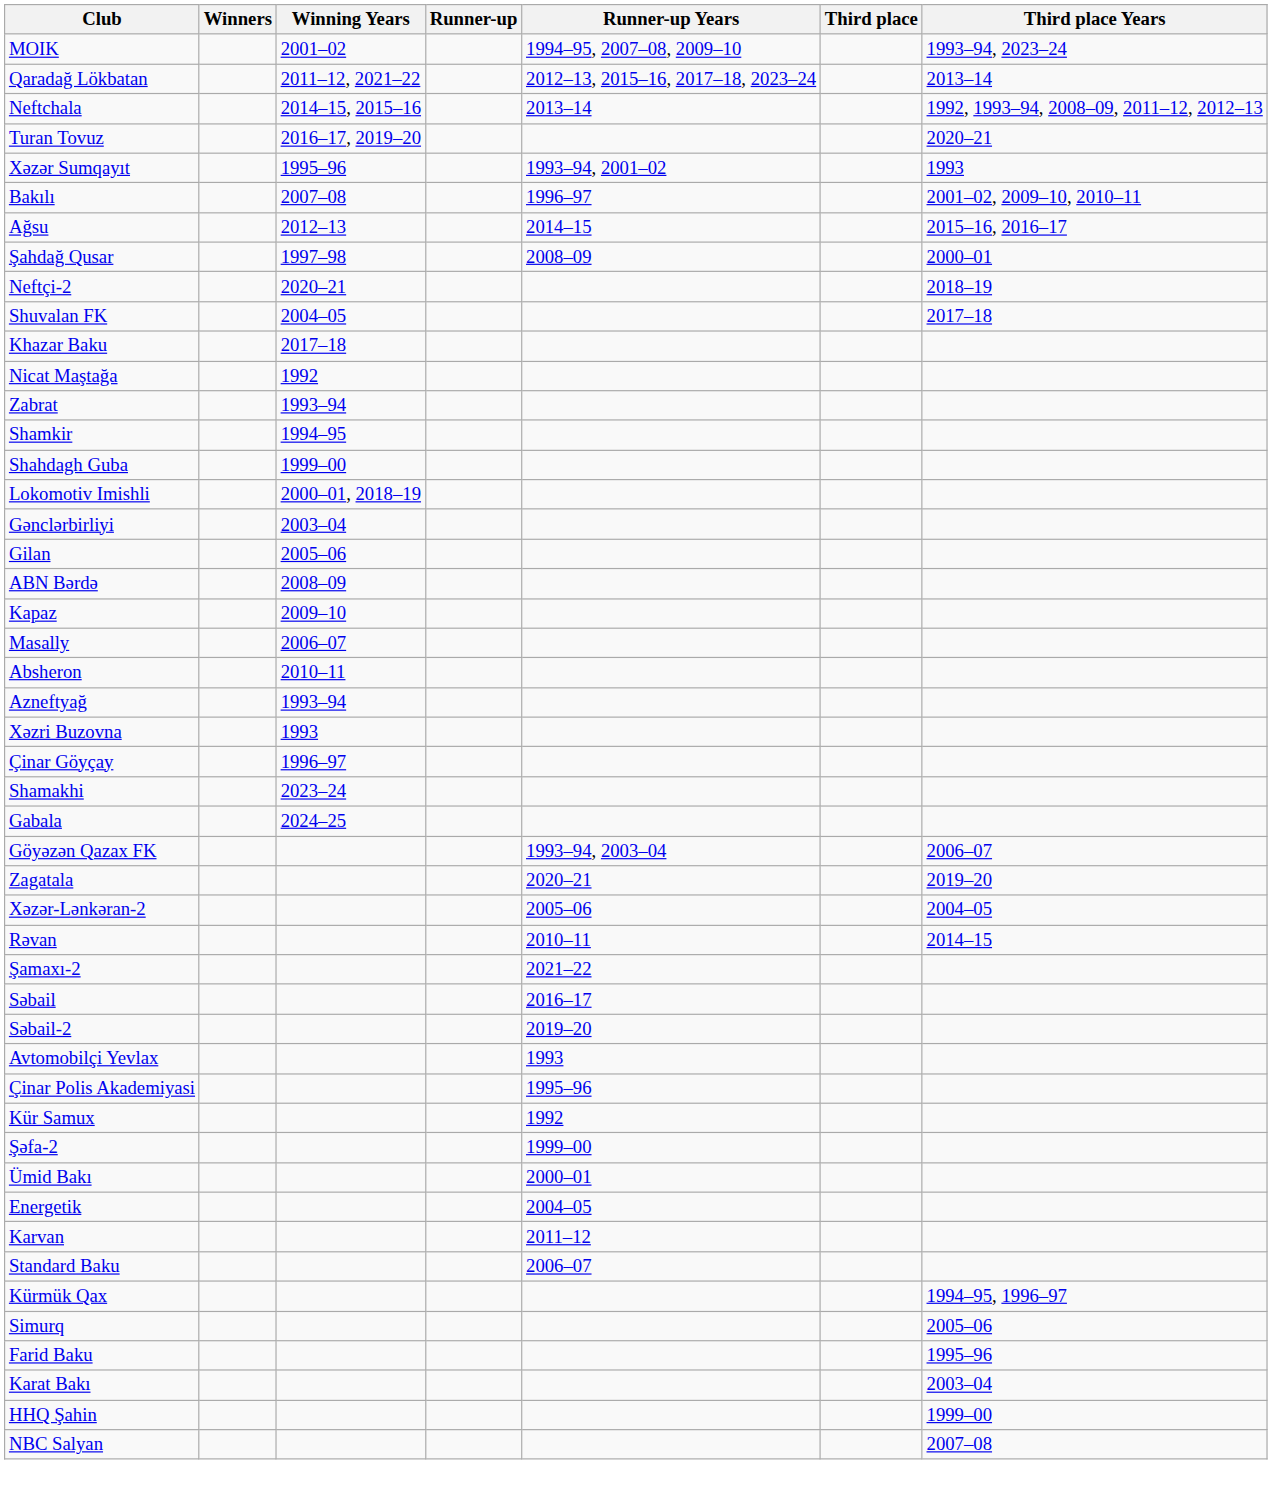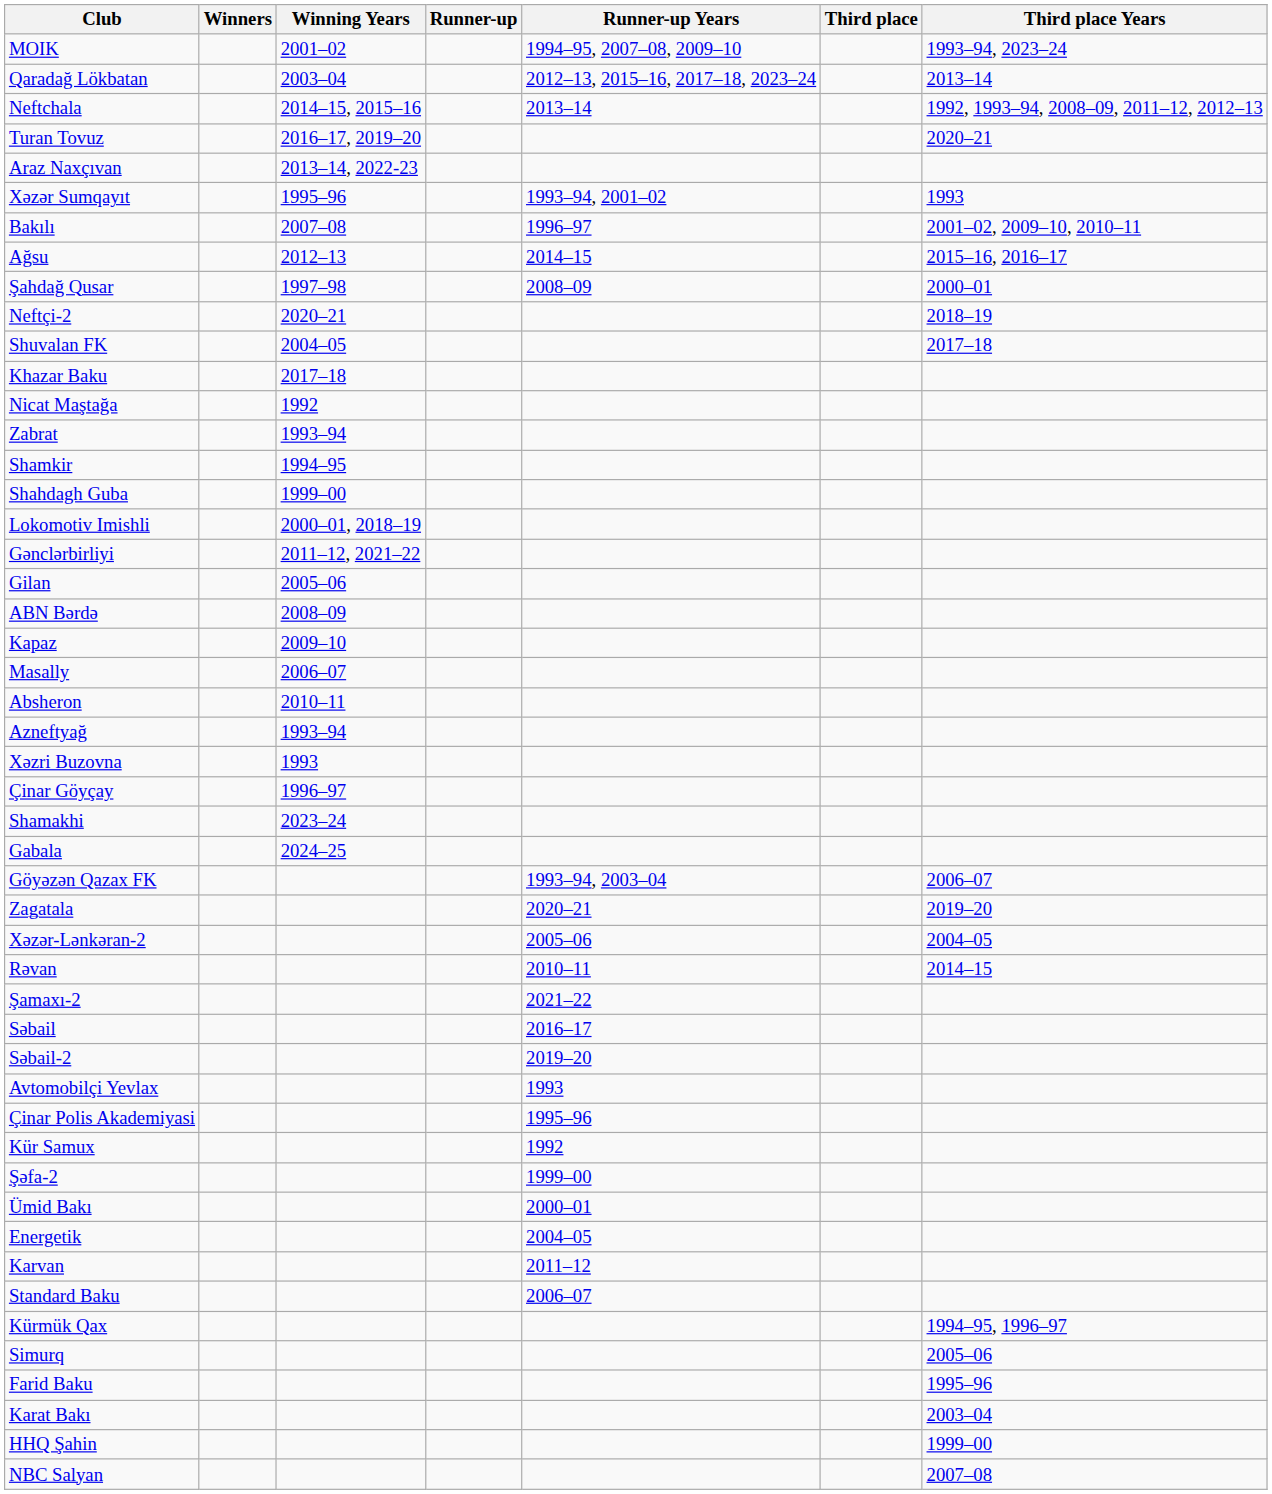(350, 78) 2011–12, 2021–22 -> (313, 78) 2003–04
+ row: (65, 167)
(313, 524) 2003–04 -> (350, 553) 2011–12, 2021–22
